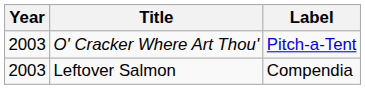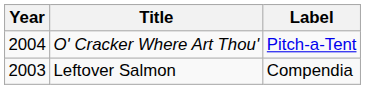(27, 44) 2003 -> (27, 44) 2004
